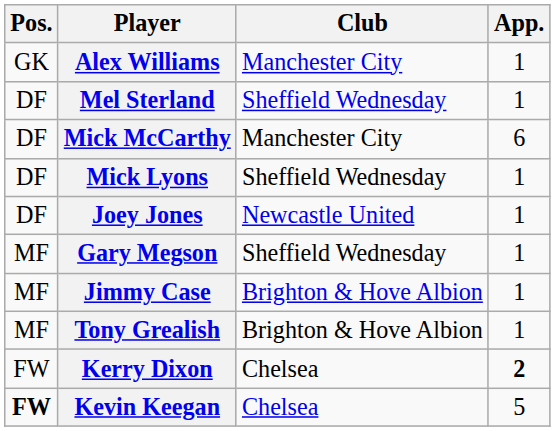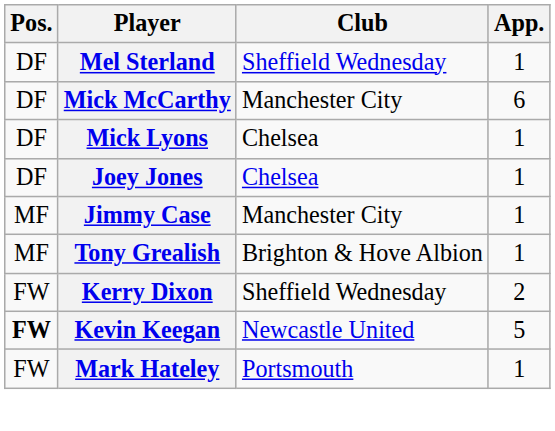- row: (147, 61)
(344, 176) Sheffield Wednesday -> (280, 138) Chelsea
(328, 215) Newcastle United -> (280, 176) Chelsea
- row: (147, 253)
(362, 291) Brighton & Hove Albion -> (322, 215) Manchester City
(280, 368) Chelsea -> (344, 291) Sheffield Wednesday
(519, 368) bold -> (519, 291) normal
(280, 406) Chelsea -> (328, 330) Newcastle United
+ row: (147, 368)
